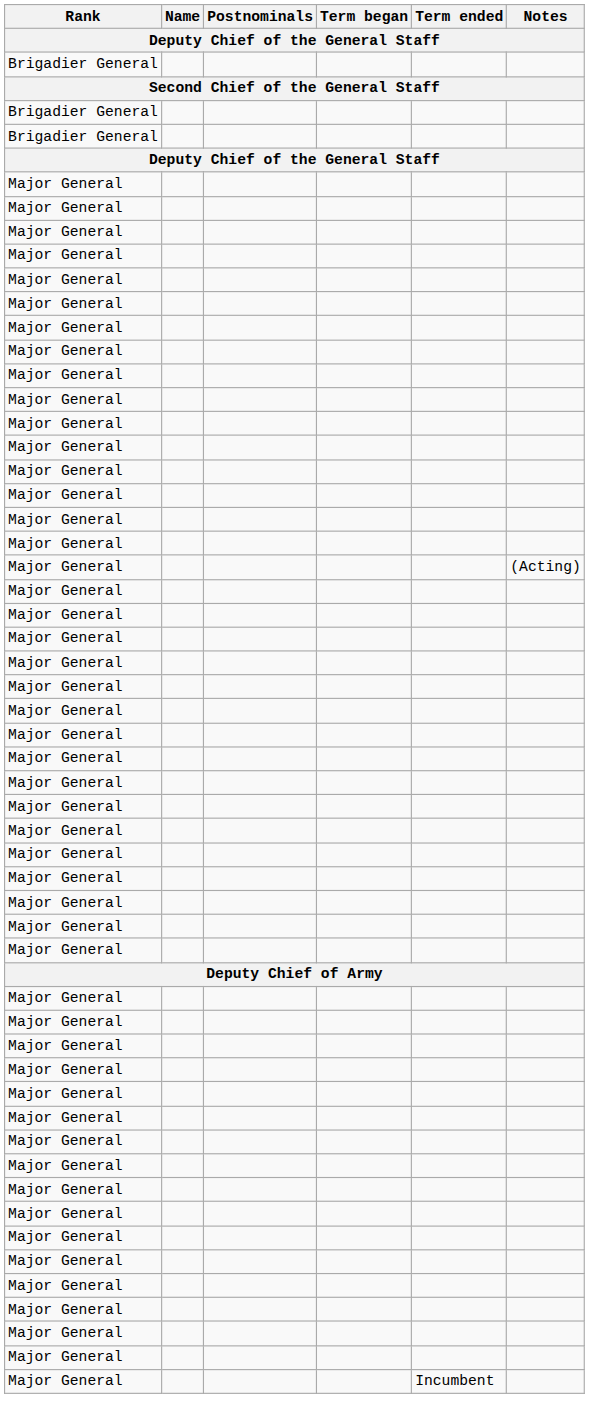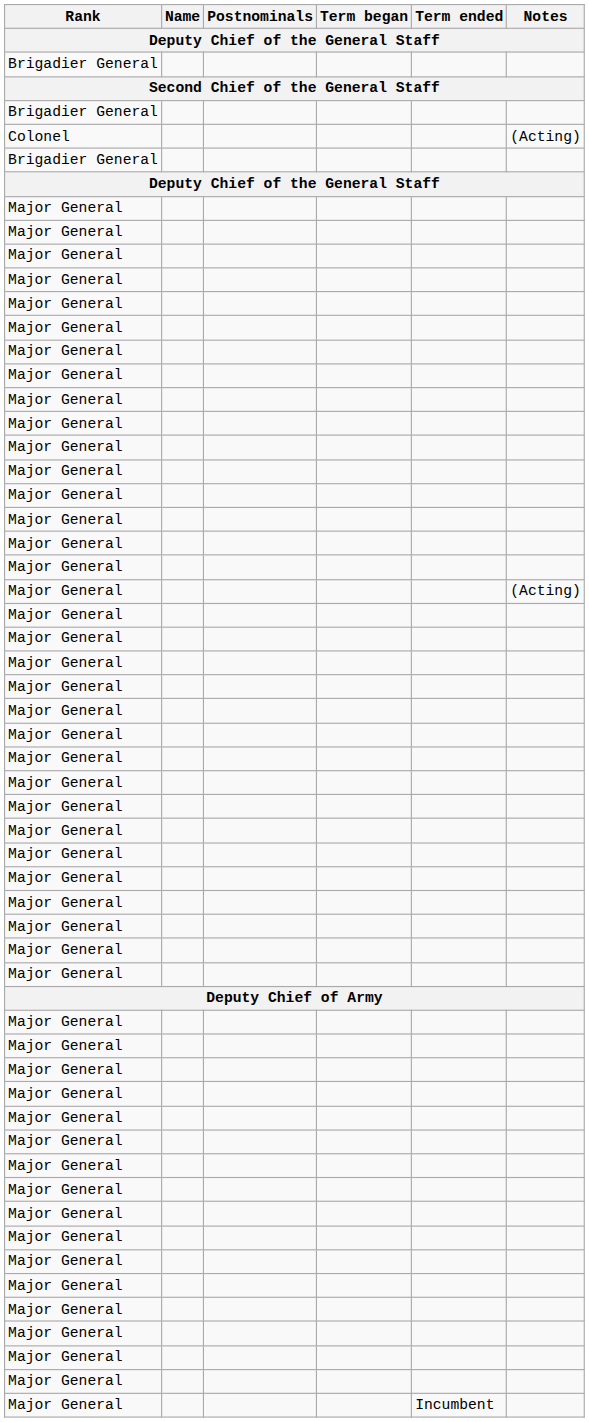+ row: (39, 136)
